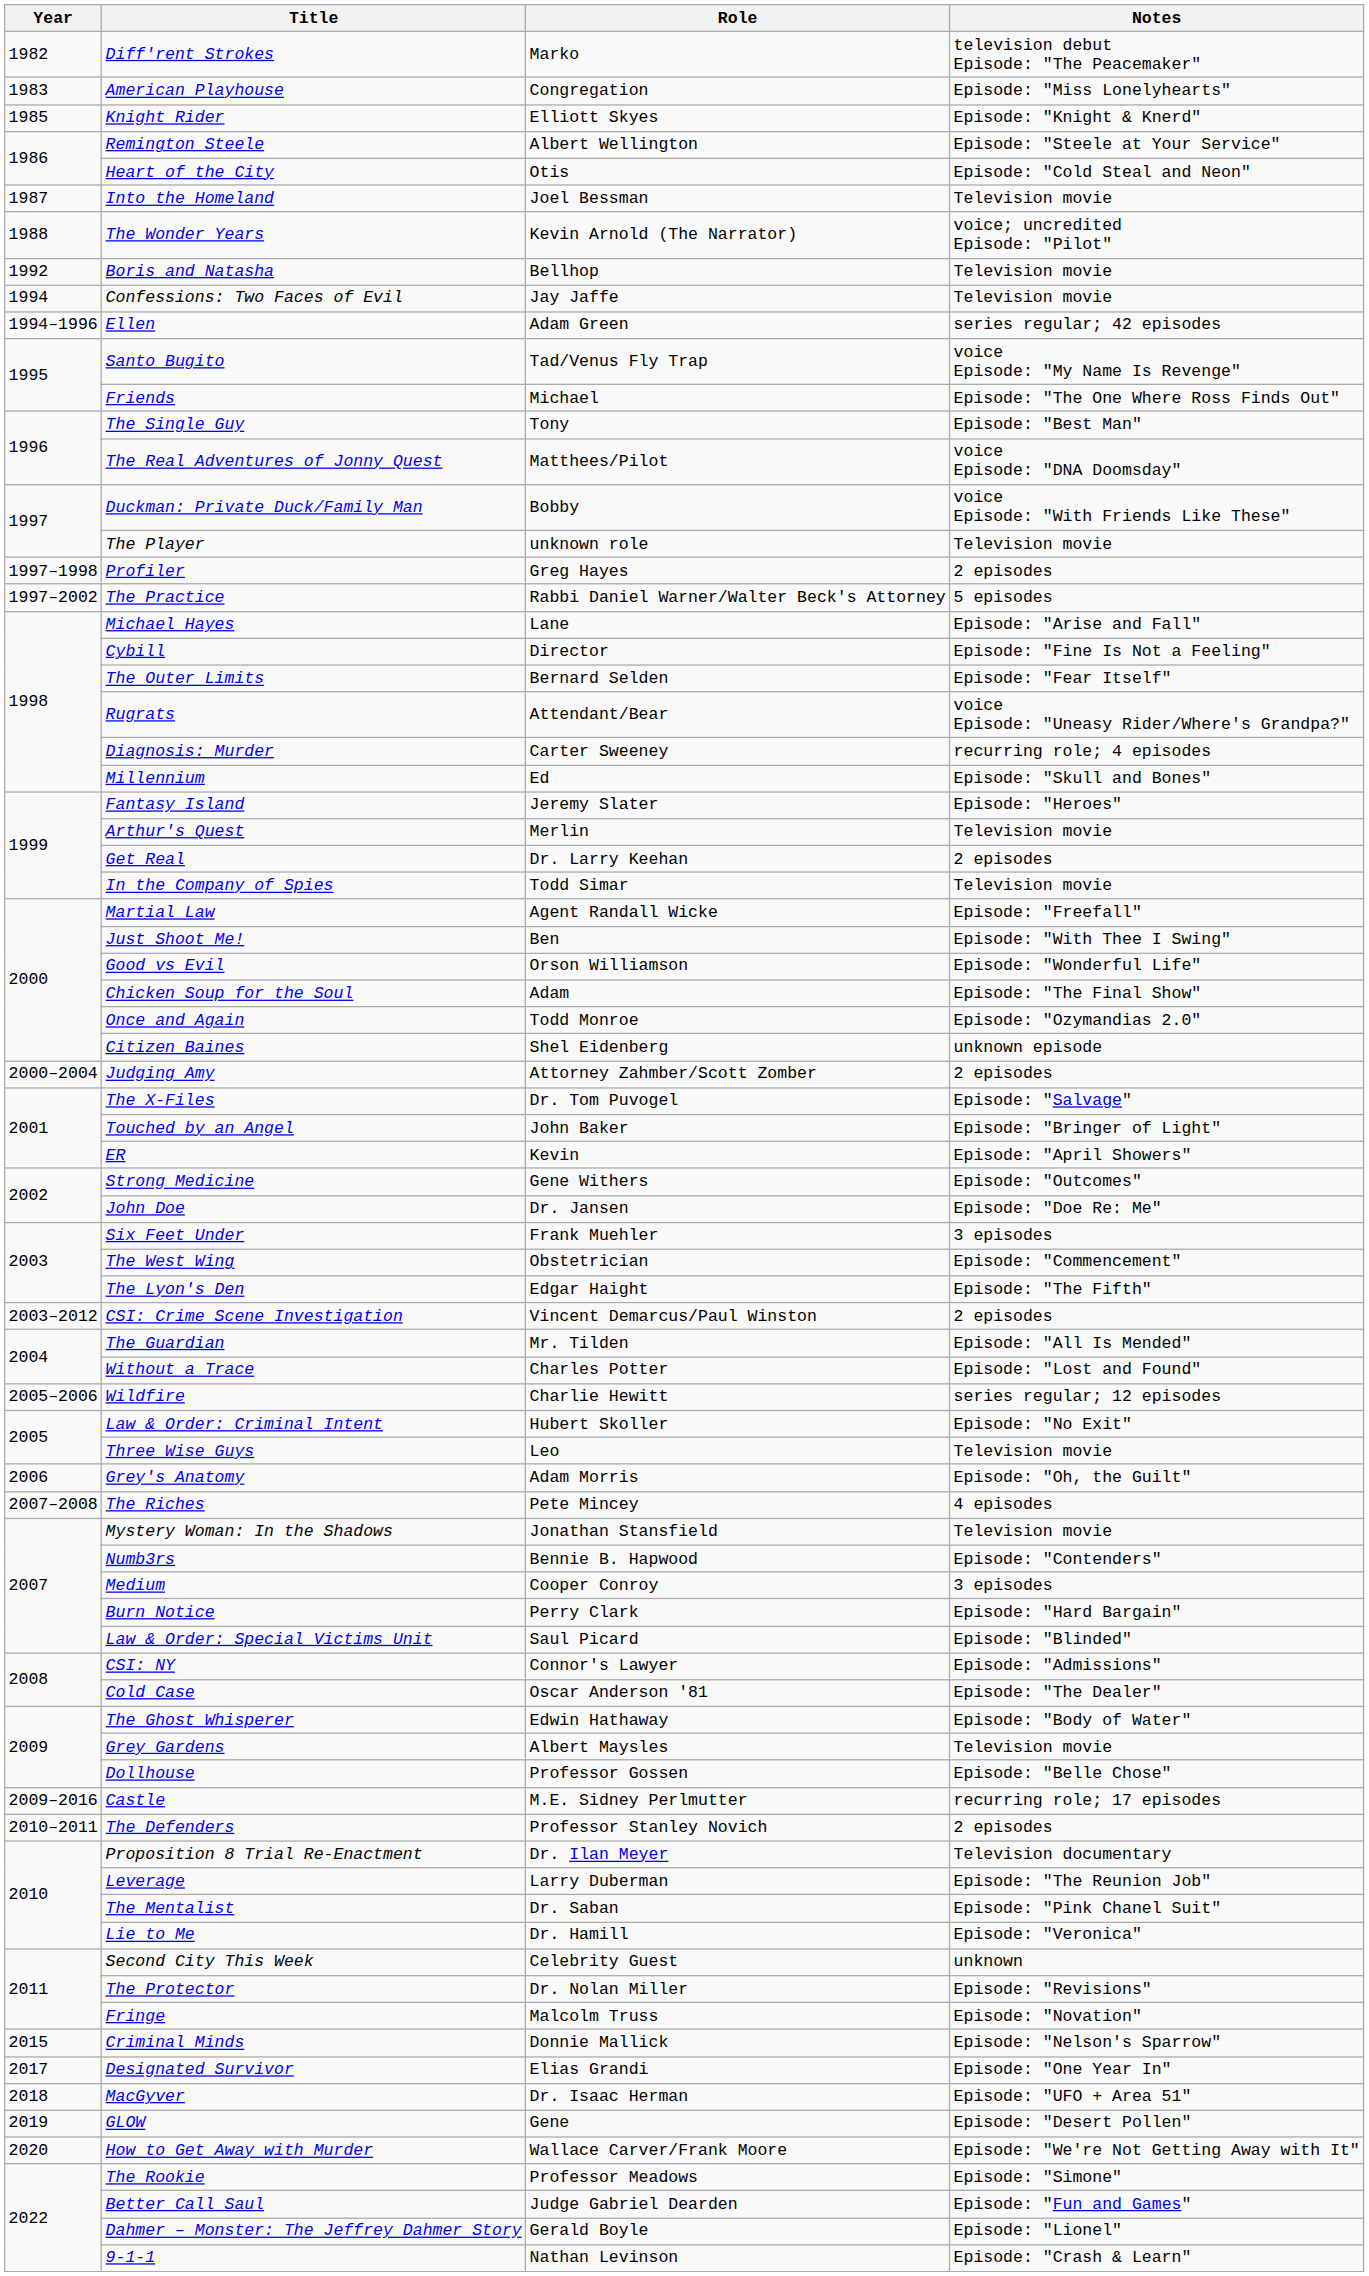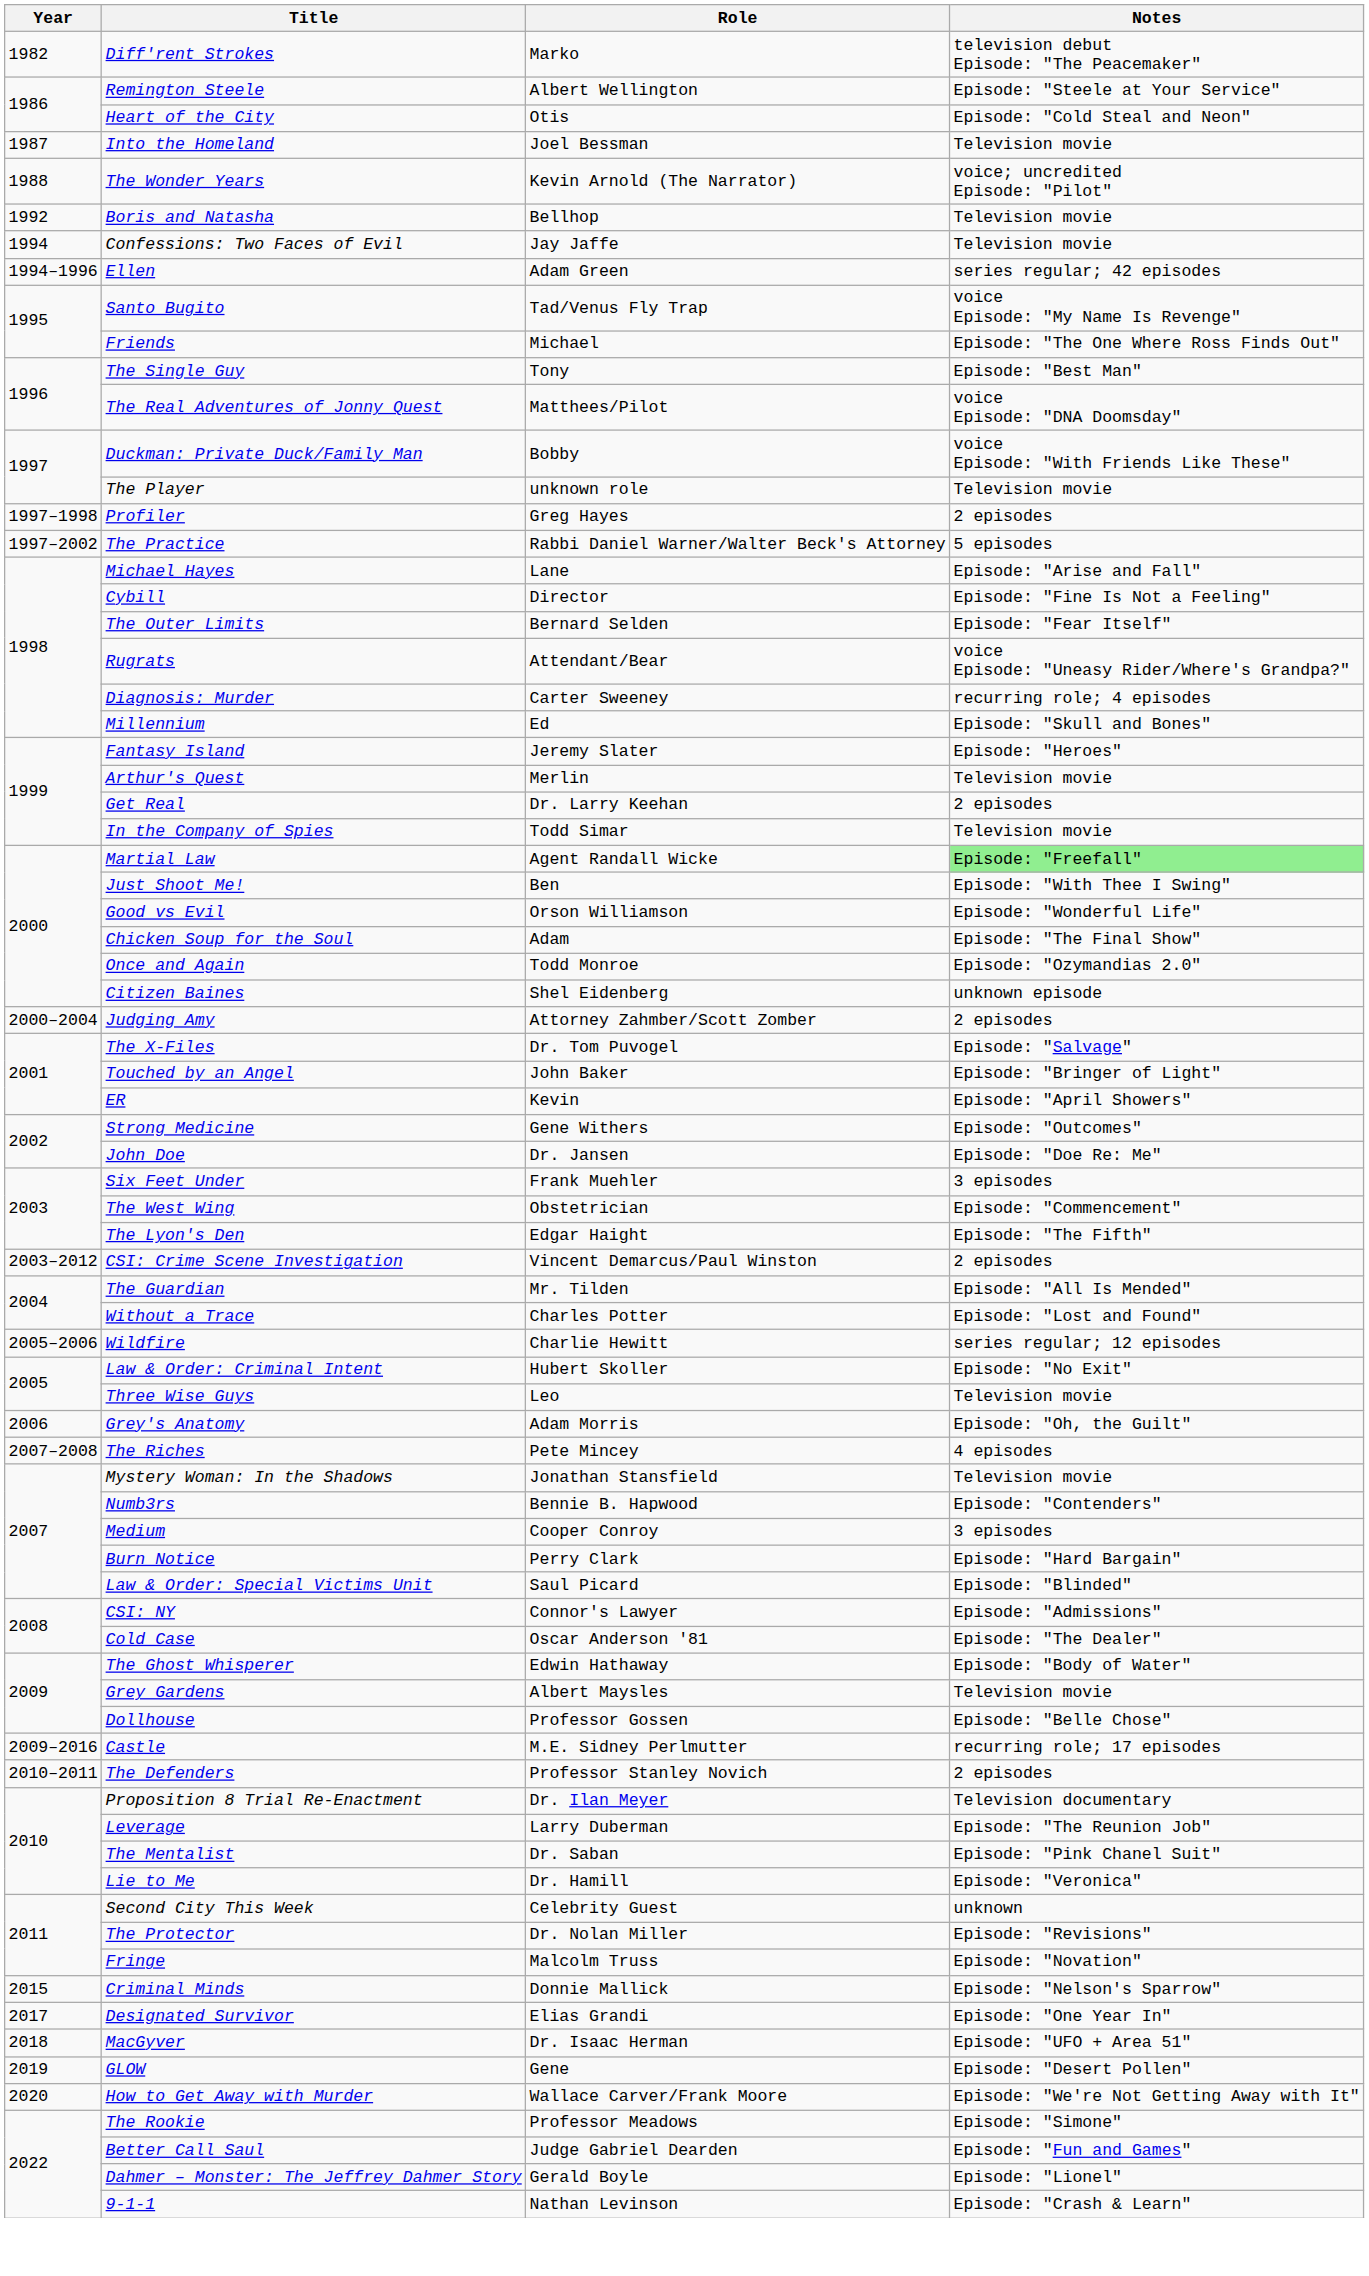- row: (195, 91)
- row: (165, 118)
(1048, 913) no background -> (1048, 859) lightgreen background
